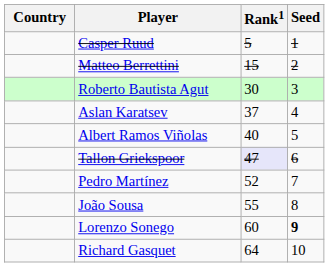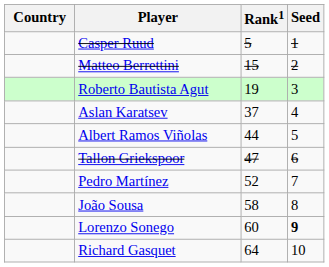(251, 89) 30 -> (251, 89) 19
(251, 135) 40 -> (251, 135) 44
(251, 158) lavender background -> (251, 158) no background
(251, 204) 55 -> (251, 204) 58
